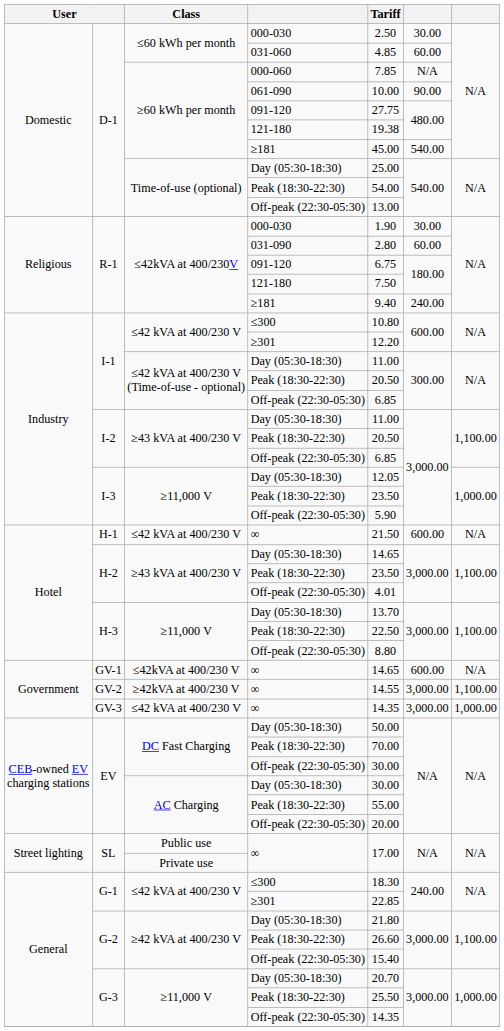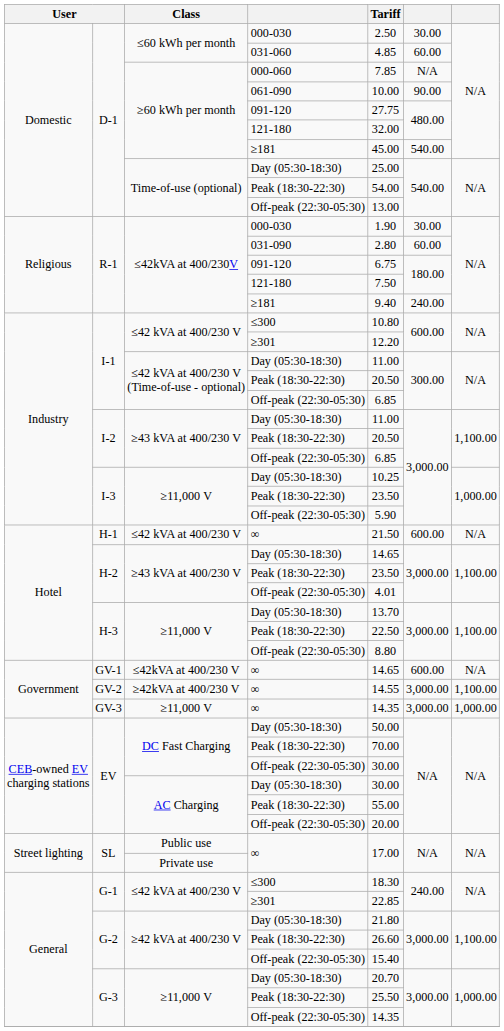(386, 129) 19.38 -> (386, 129) 32.00
(386, 476) 12.05 -> (386, 476) 10.25
(186, 708) ≤42 kVA at 400/230 V -> (186, 708) ≥11,000 V
